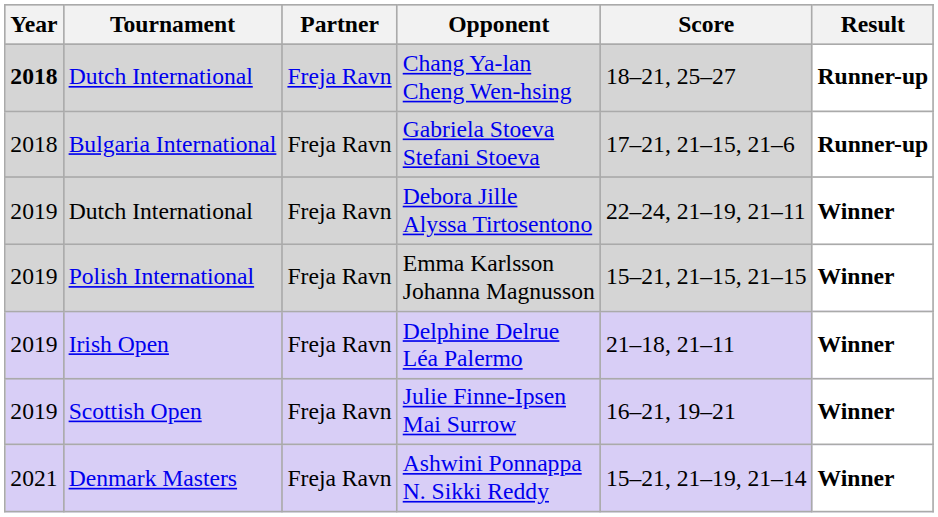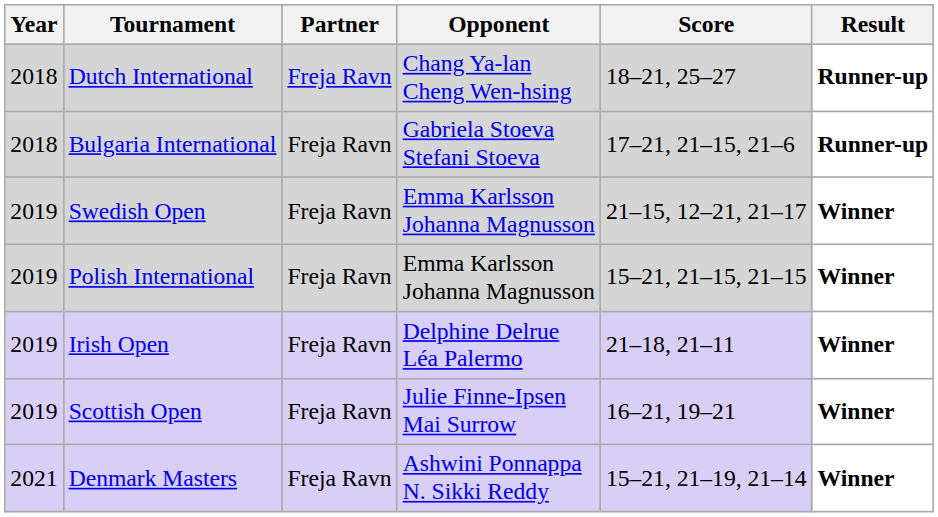(34, 77) bold -> (34, 77) normal
+ row: (137, 210)
- row: (161, 210)
